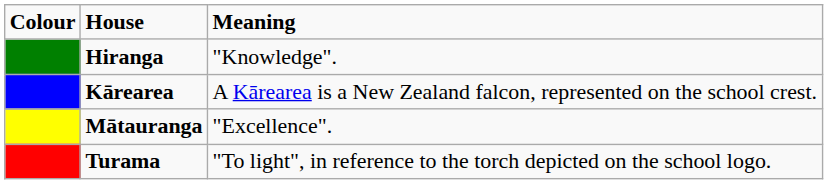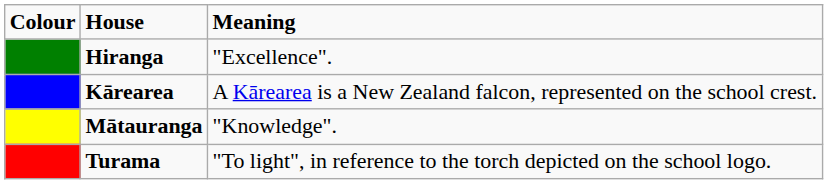(275, 56) "Knowledge". -> (272, 56) "Excellence".
(272, 126) "Excellence". -> (275, 126) "Knowledge".
